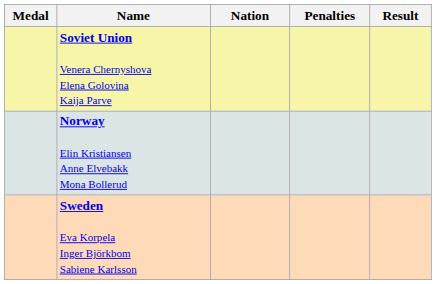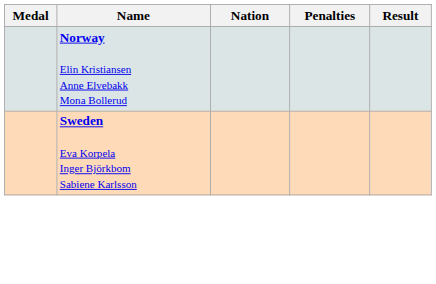- row: (106, 68)
